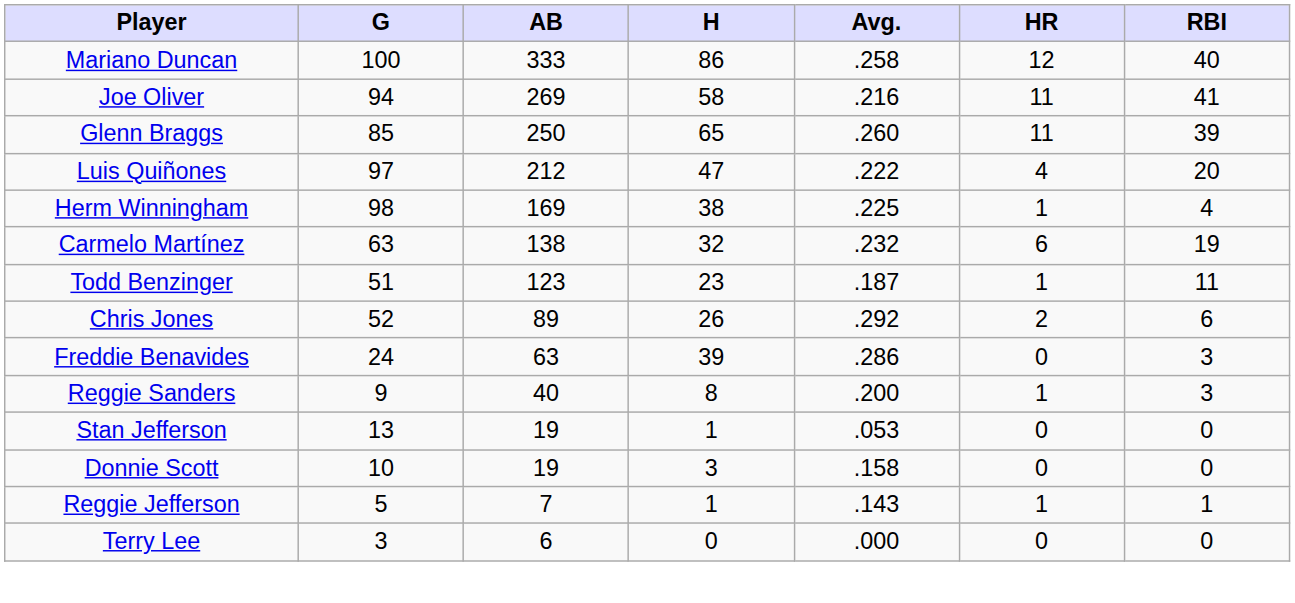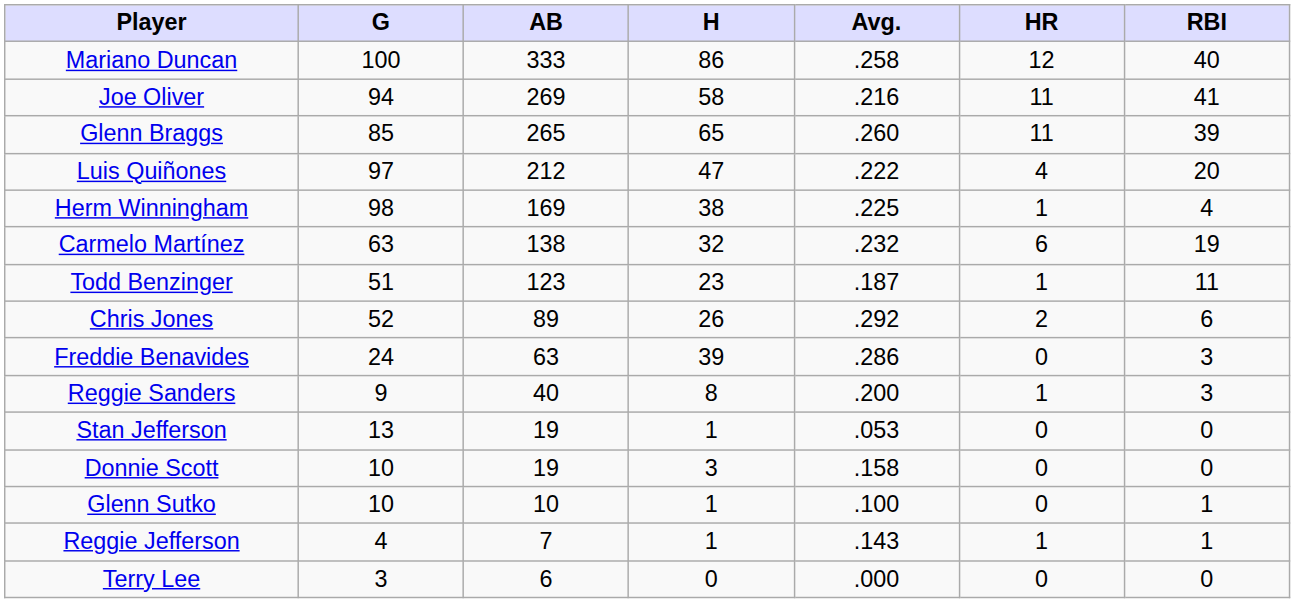(546, 134) 250 -> (546, 134) 265
+ row: (152, 504)
(381, 504) 5 -> (381, 541) 4
